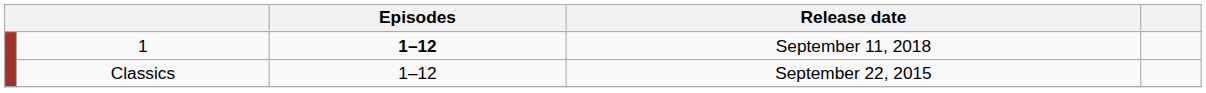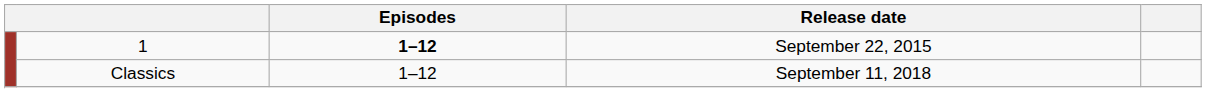(853, 45) September 11, 2018 -> (853, 45) September 22, 2015
(853, 73) September 22, 2015 -> (853, 73) September 11, 2018
